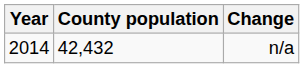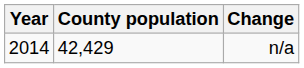(86, 47) 42,432 -> (86, 47) 42,429
